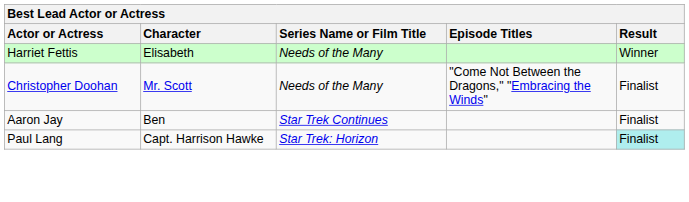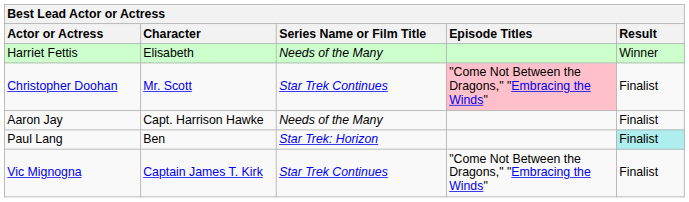(331, 86) Needs of the Many -> (333, 86) Star Trek Continues
(520, 86) no background -> (520, 86) pink background
(154, 120) Ben -> (203, 120) Capt. Harrison Hawke
(333, 120) Star Trek Continues -> (331, 120) Needs of the Many
(203, 139) Capt. Harrison Hawke -> (154, 139) Ben
+ row: (44, 173)
